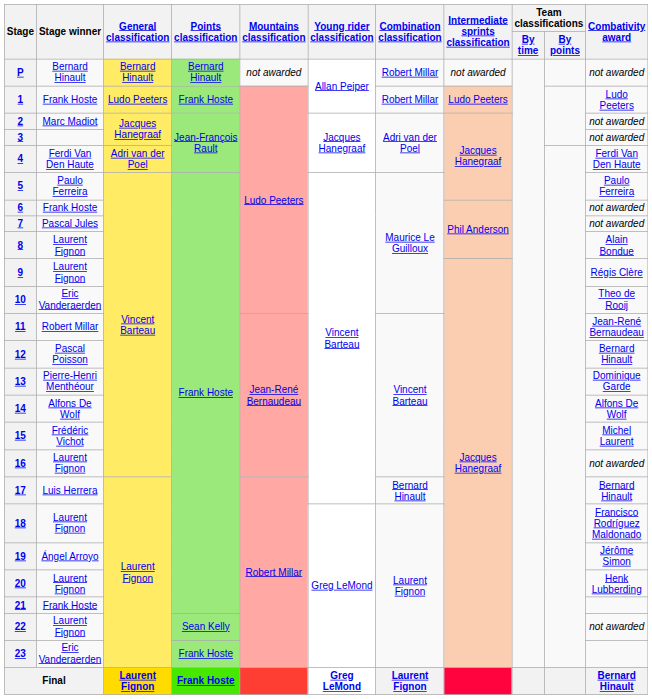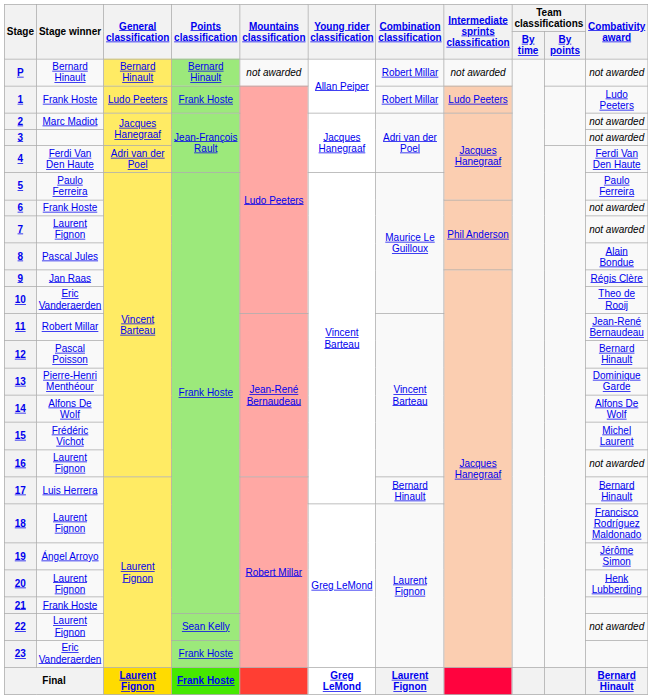(70, 224) Pascal Jules -> (70, 230) Laurent Fignon
(70, 246) Laurent Fignon -> (70, 257) Pascal Jules
(70, 273) Laurent Fignon -> (70, 279) Jan Raas
